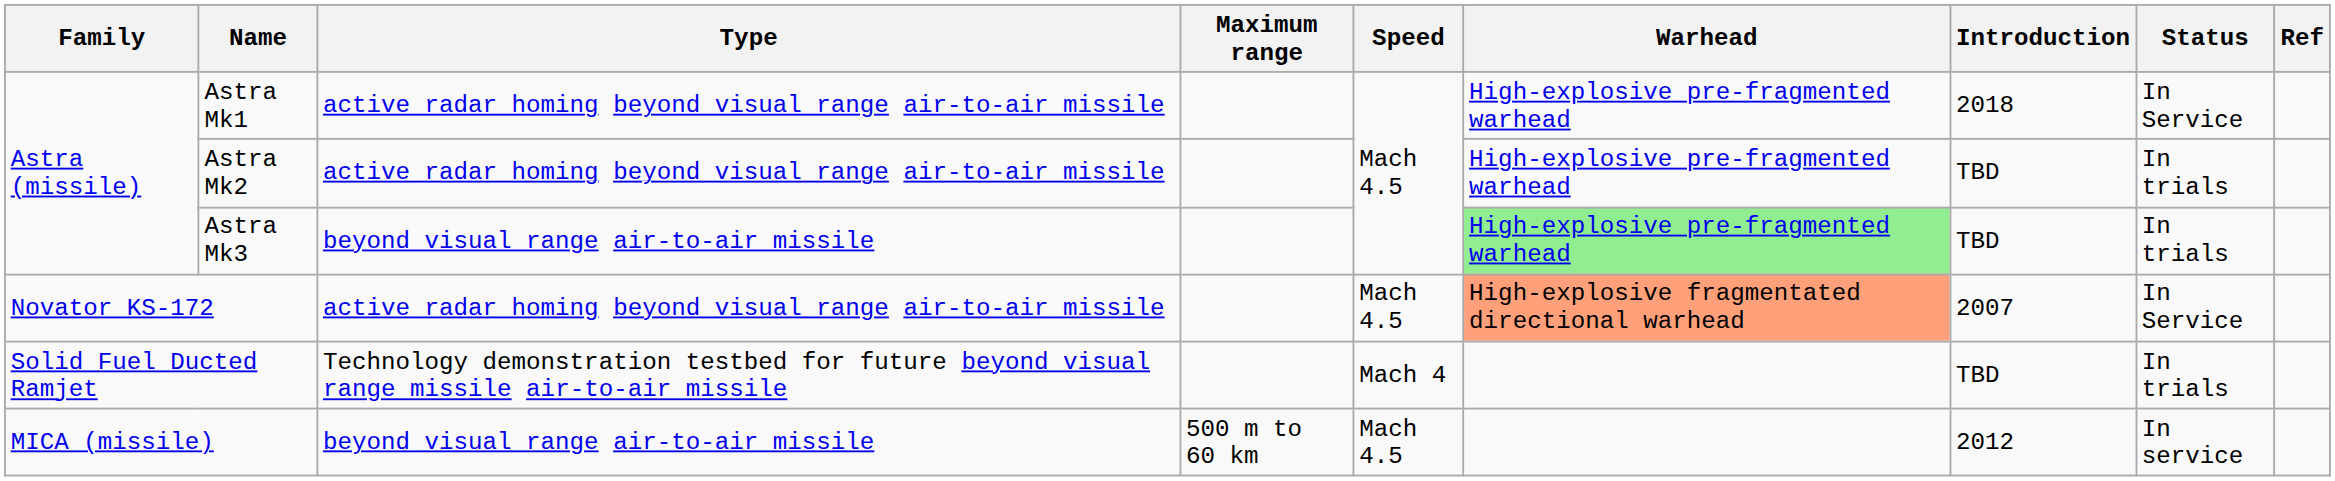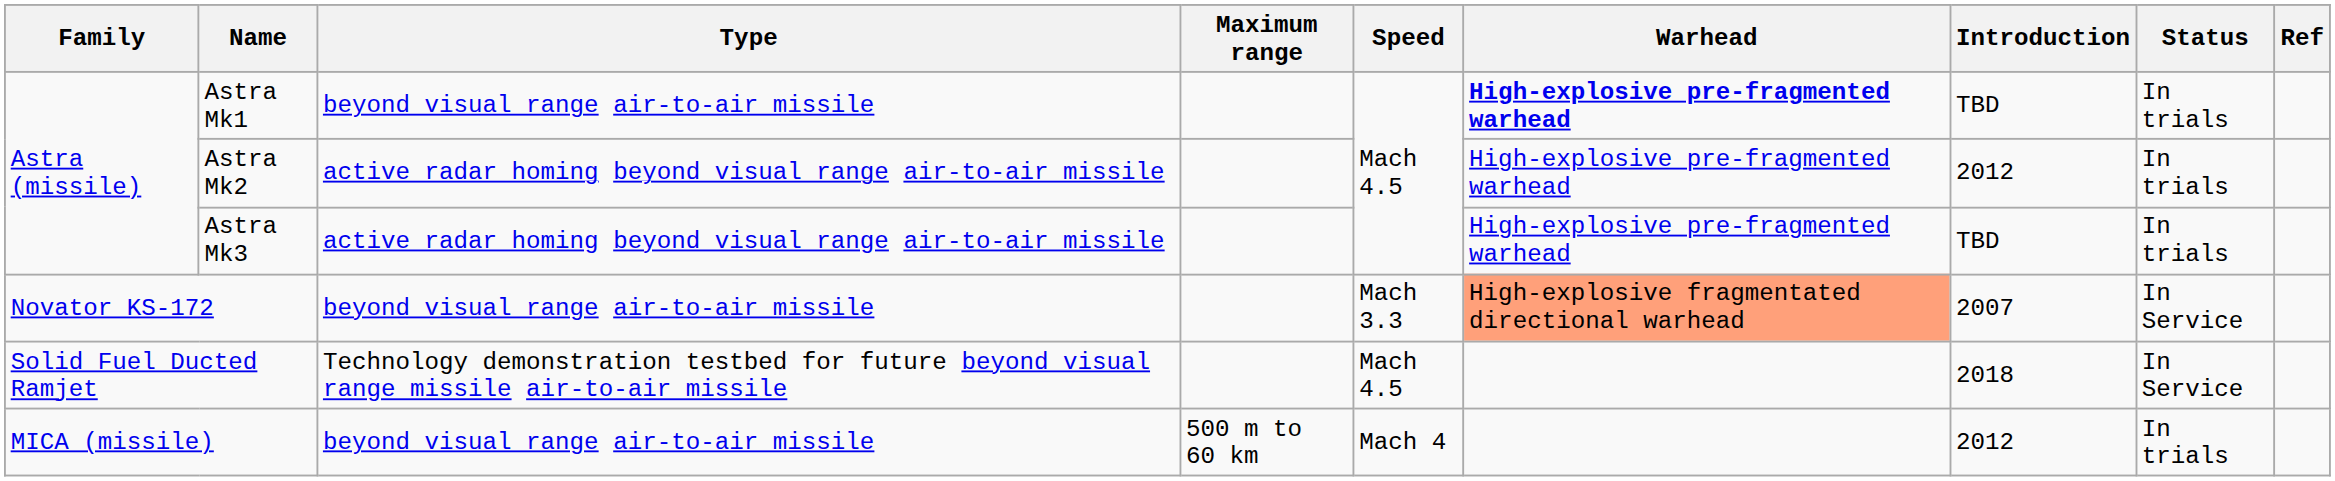(744, 106) active radar homing beyond visual range air-to-air missile -> (599, 106) beyond visual range air-to-air missile
(1680, 106) normal -> (1680, 106) bold
(1985, 106) 2018 -> (1978, 106) TBD
(2192, 106) In Service -> (2185, 106) In trials
(1978, 173) TBD -> (1985, 173) 2012
(599, 241) beyond visual range air-to-air missile -> (744, 241) active radar homing beyond visual range air-to-air missile
(1680, 241) lightgreen background -> (1680, 241) no background
(744, 308) active radar homing beyond visual range air-to-air missile -> (599, 308) beyond visual range air-to-air missile
(1388, 308) Mach 4.5 -> (1388, 308) Mach 3.3
(1403, 375) Mach 4 -> (1388, 375) Mach 4.5
(1978, 375) TBD -> (1985, 375) 2018
(2185, 375) In trials -> (2192, 375) In Service
(1388, 442) Mach 4.5 -> (1403, 442) Mach 4
(2192, 442) In service -> (2185, 442) In trials
